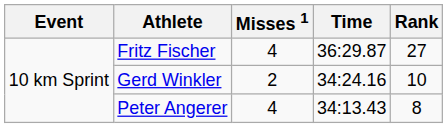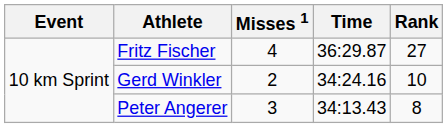(272, 108) 4 -> (272, 108) 3
